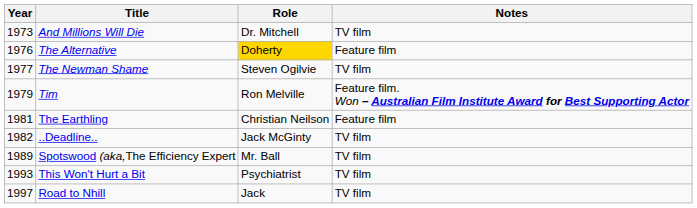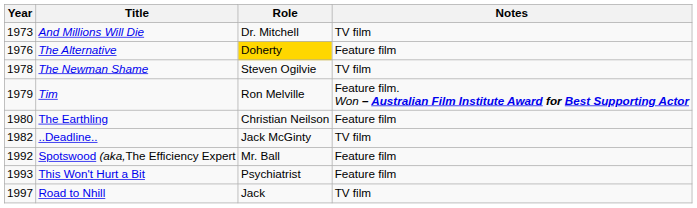(20, 69) 1977 -> (20, 69) 1978
(20, 119) 1981 -> (20, 119) 1980
(20, 156) 1989 -> (20, 156) 1992
(353, 156) TV film -> (365, 156) Feature film
(353, 175) TV film -> (365, 175) Feature film
